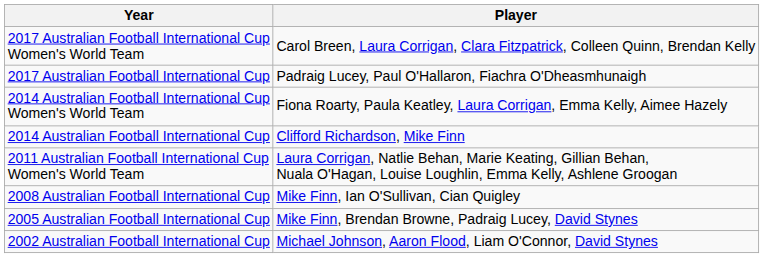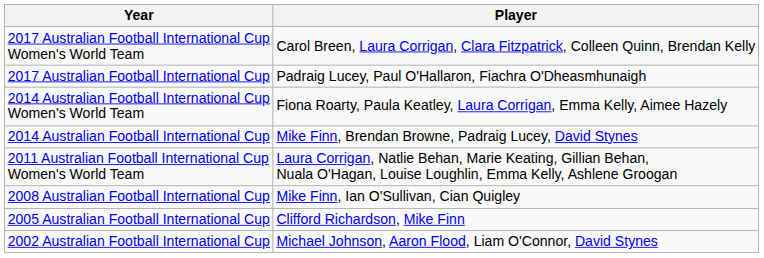(371, 136) Clifford Richardson, Mike Finn -> (457, 136) Mike Finn, Brendan Browne, Padraig Lucey, David Stynes
(457, 219) Mike Finn, Brendan Browne, Padraig Lucey, David Stynes -> (371, 219) Clifford Richardson, Mike Finn
